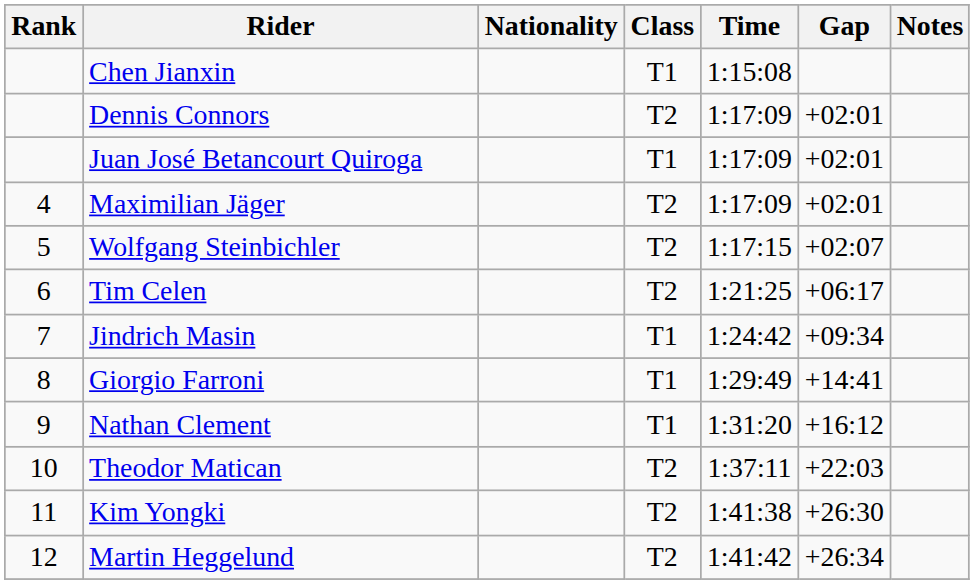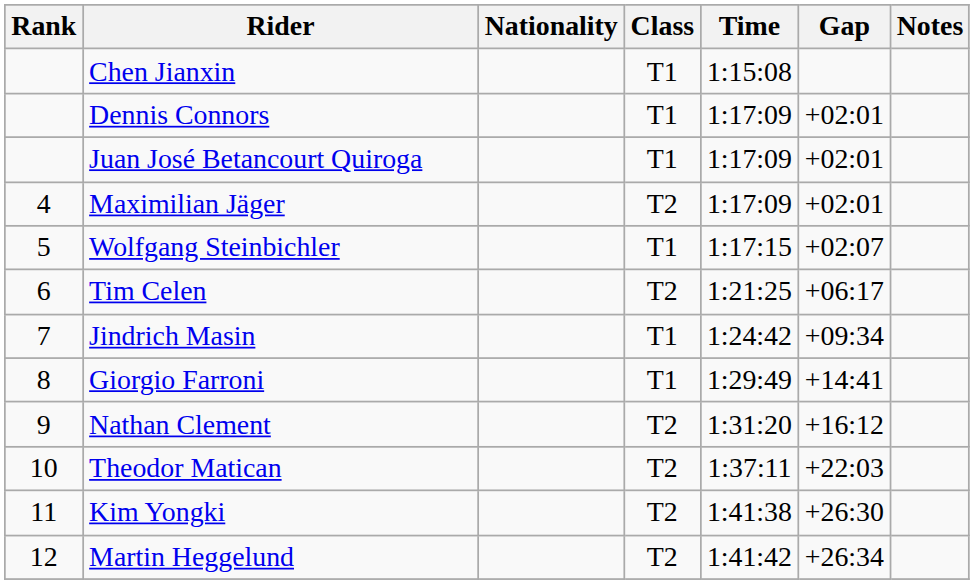(662, 114) T2 -> (662, 114) T1
(662, 247) T2 -> (662, 247) T1
(662, 423) T1 -> (662, 423) T2
